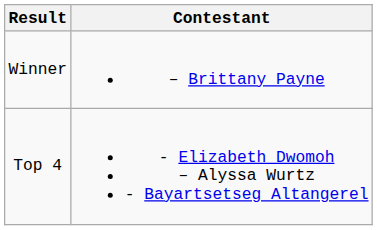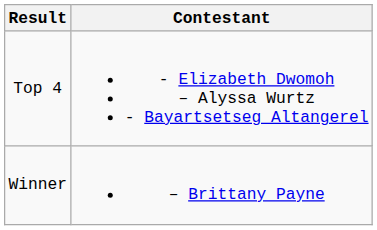rows swapped: (38, 70) <-> (38, 166)
